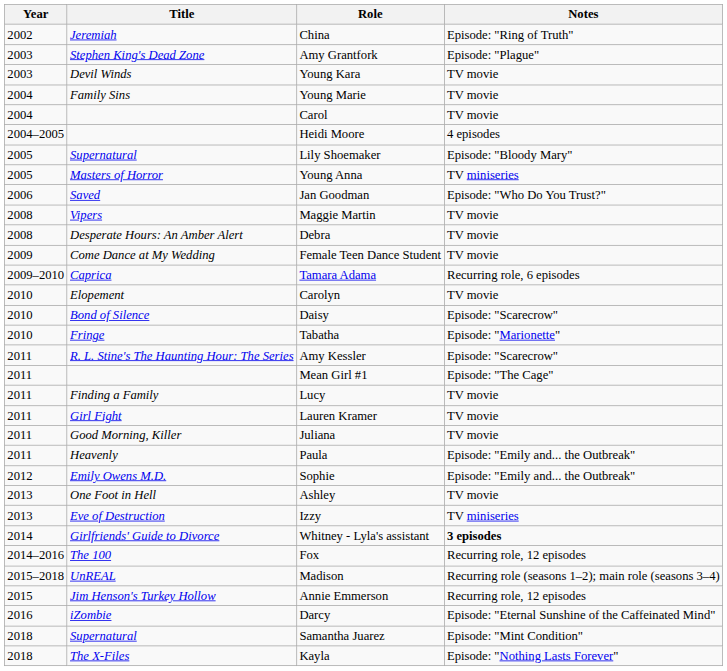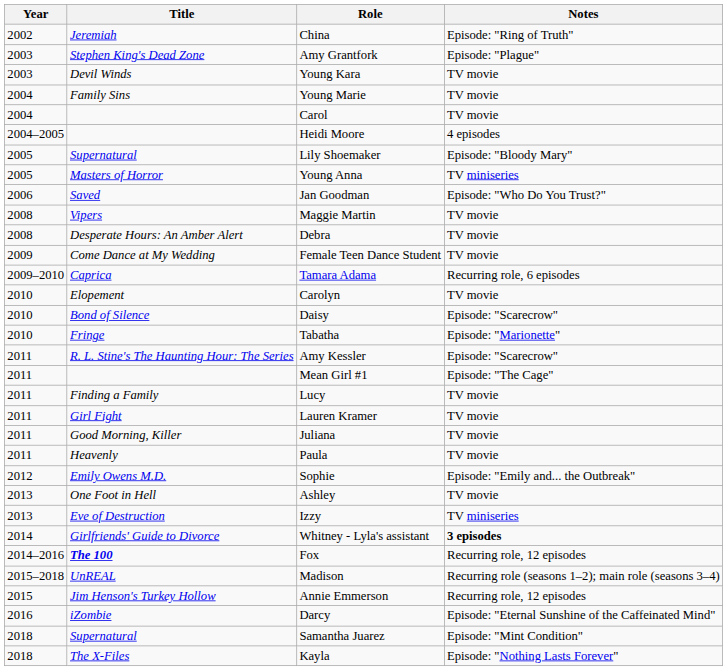(541, 455) Episode: "Emily and... the Outbreak" -> (473, 455) TV movie
(91, 555) normal -> (91, 555) bold
